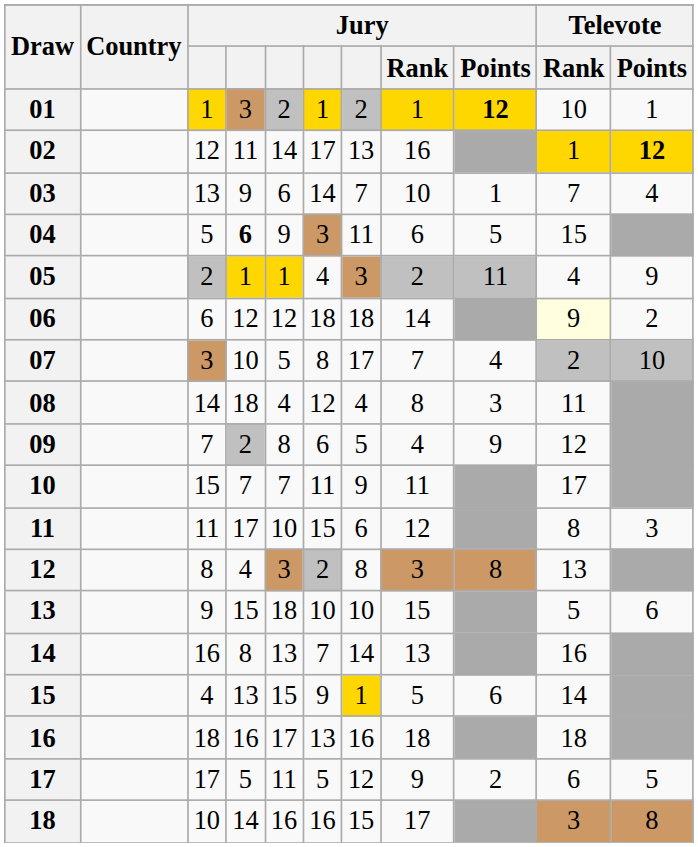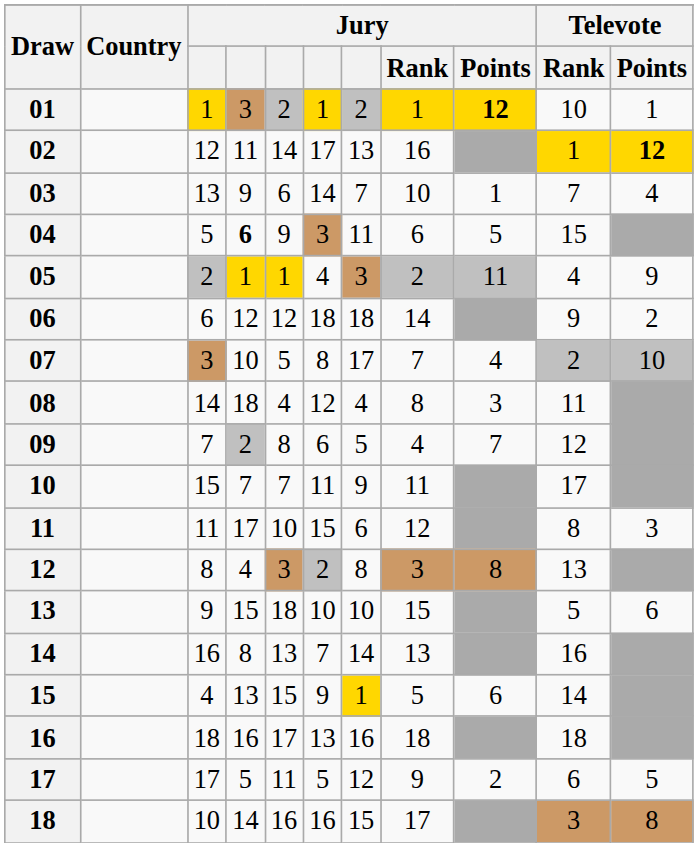(574, 318) lightyellow background -> (574, 318) no background
(495, 444) 9 -> (495, 444) 7
